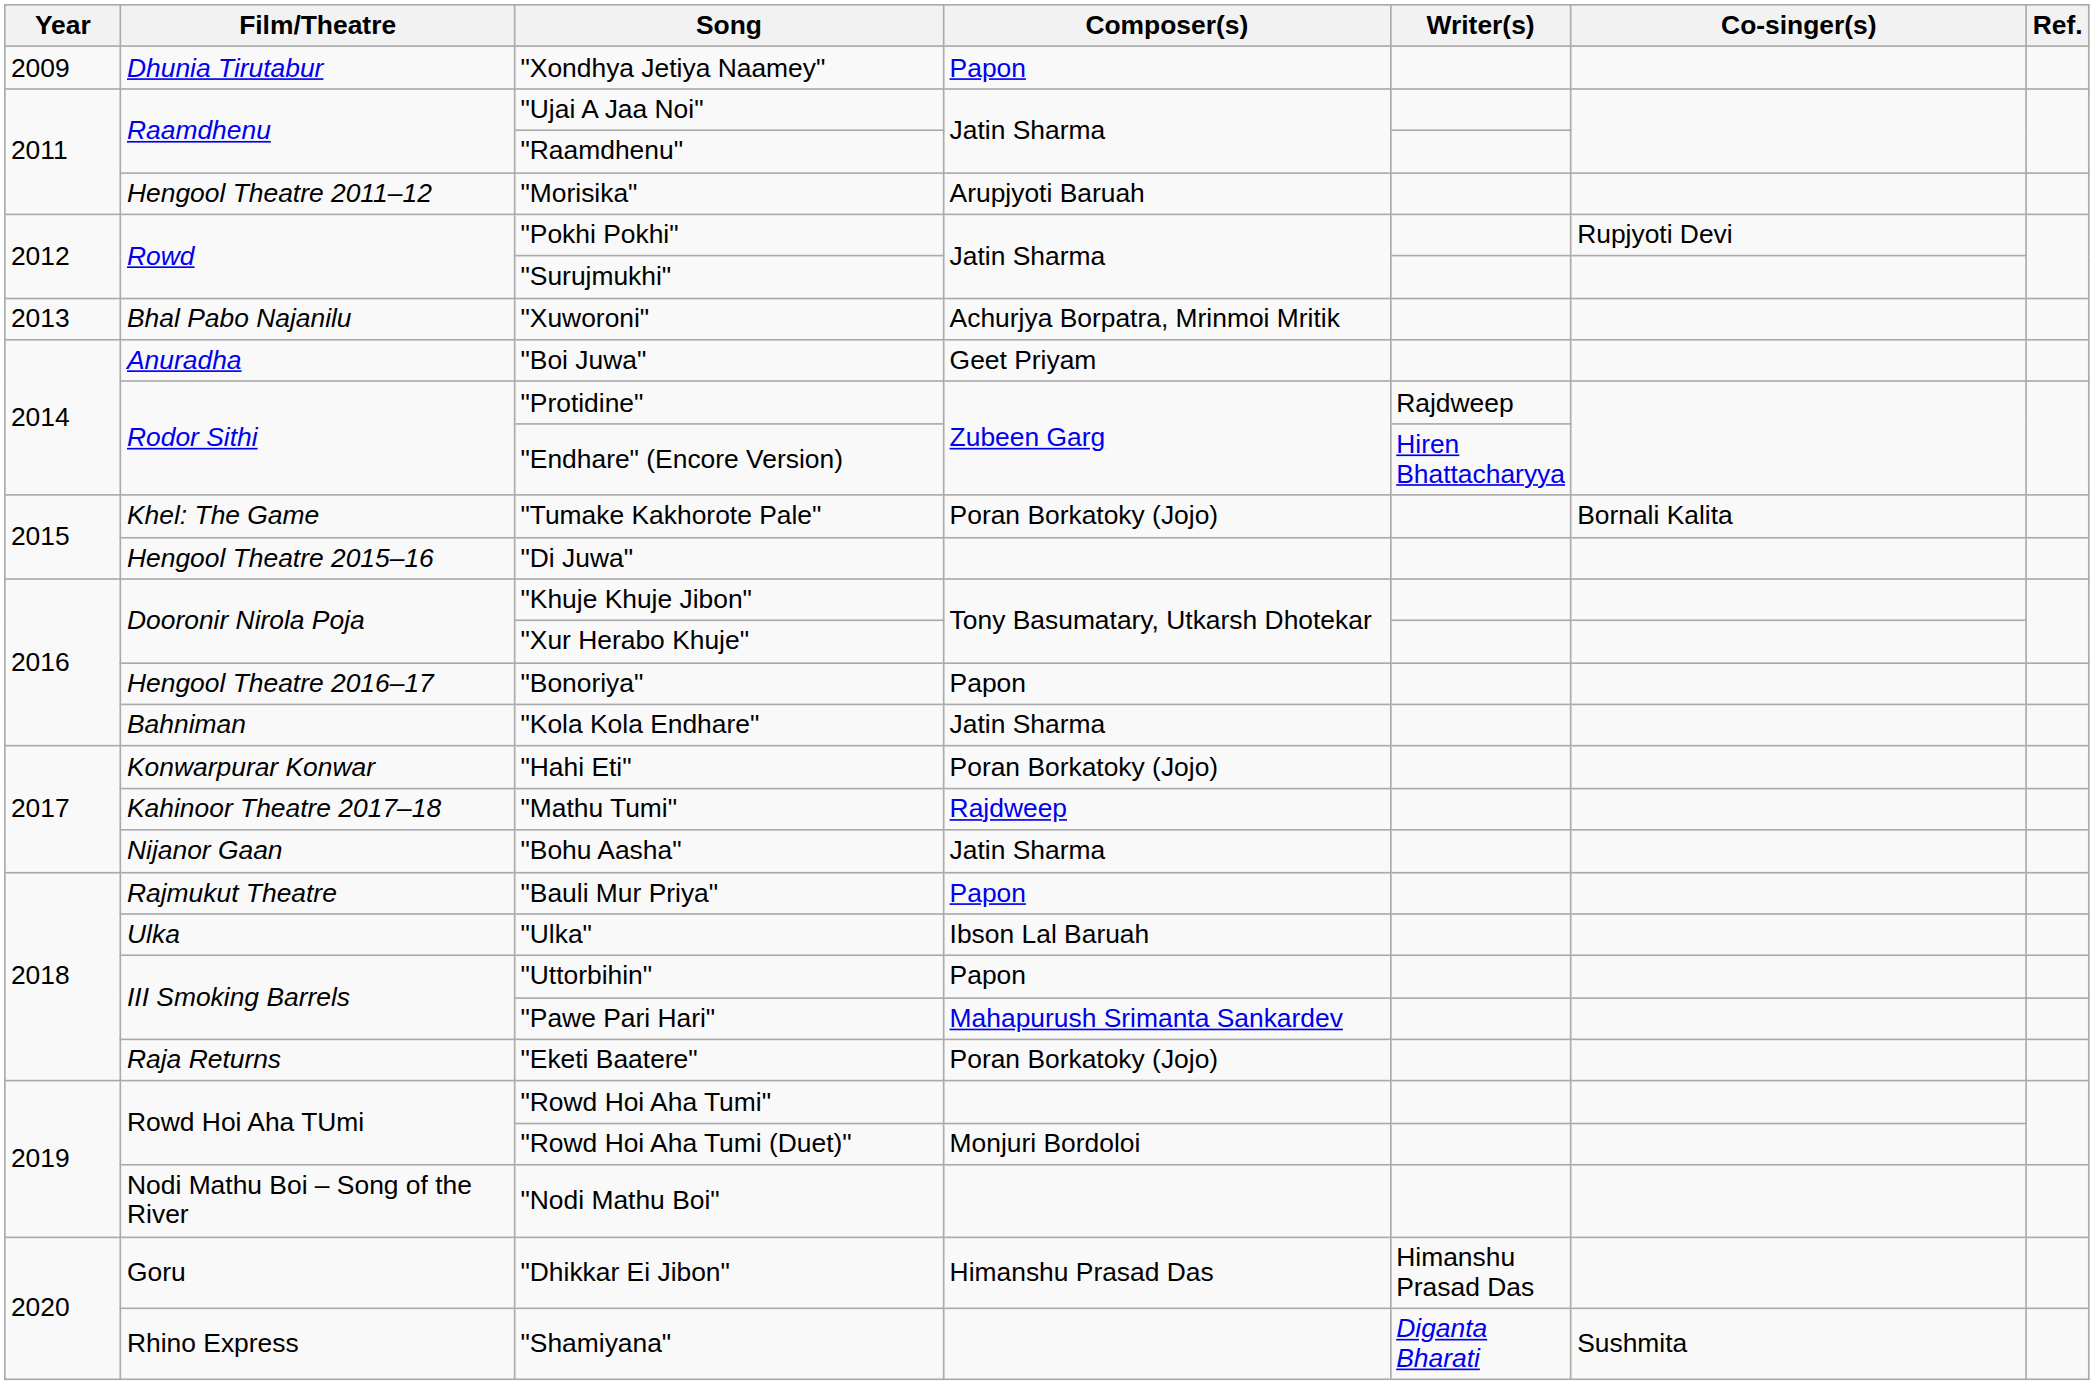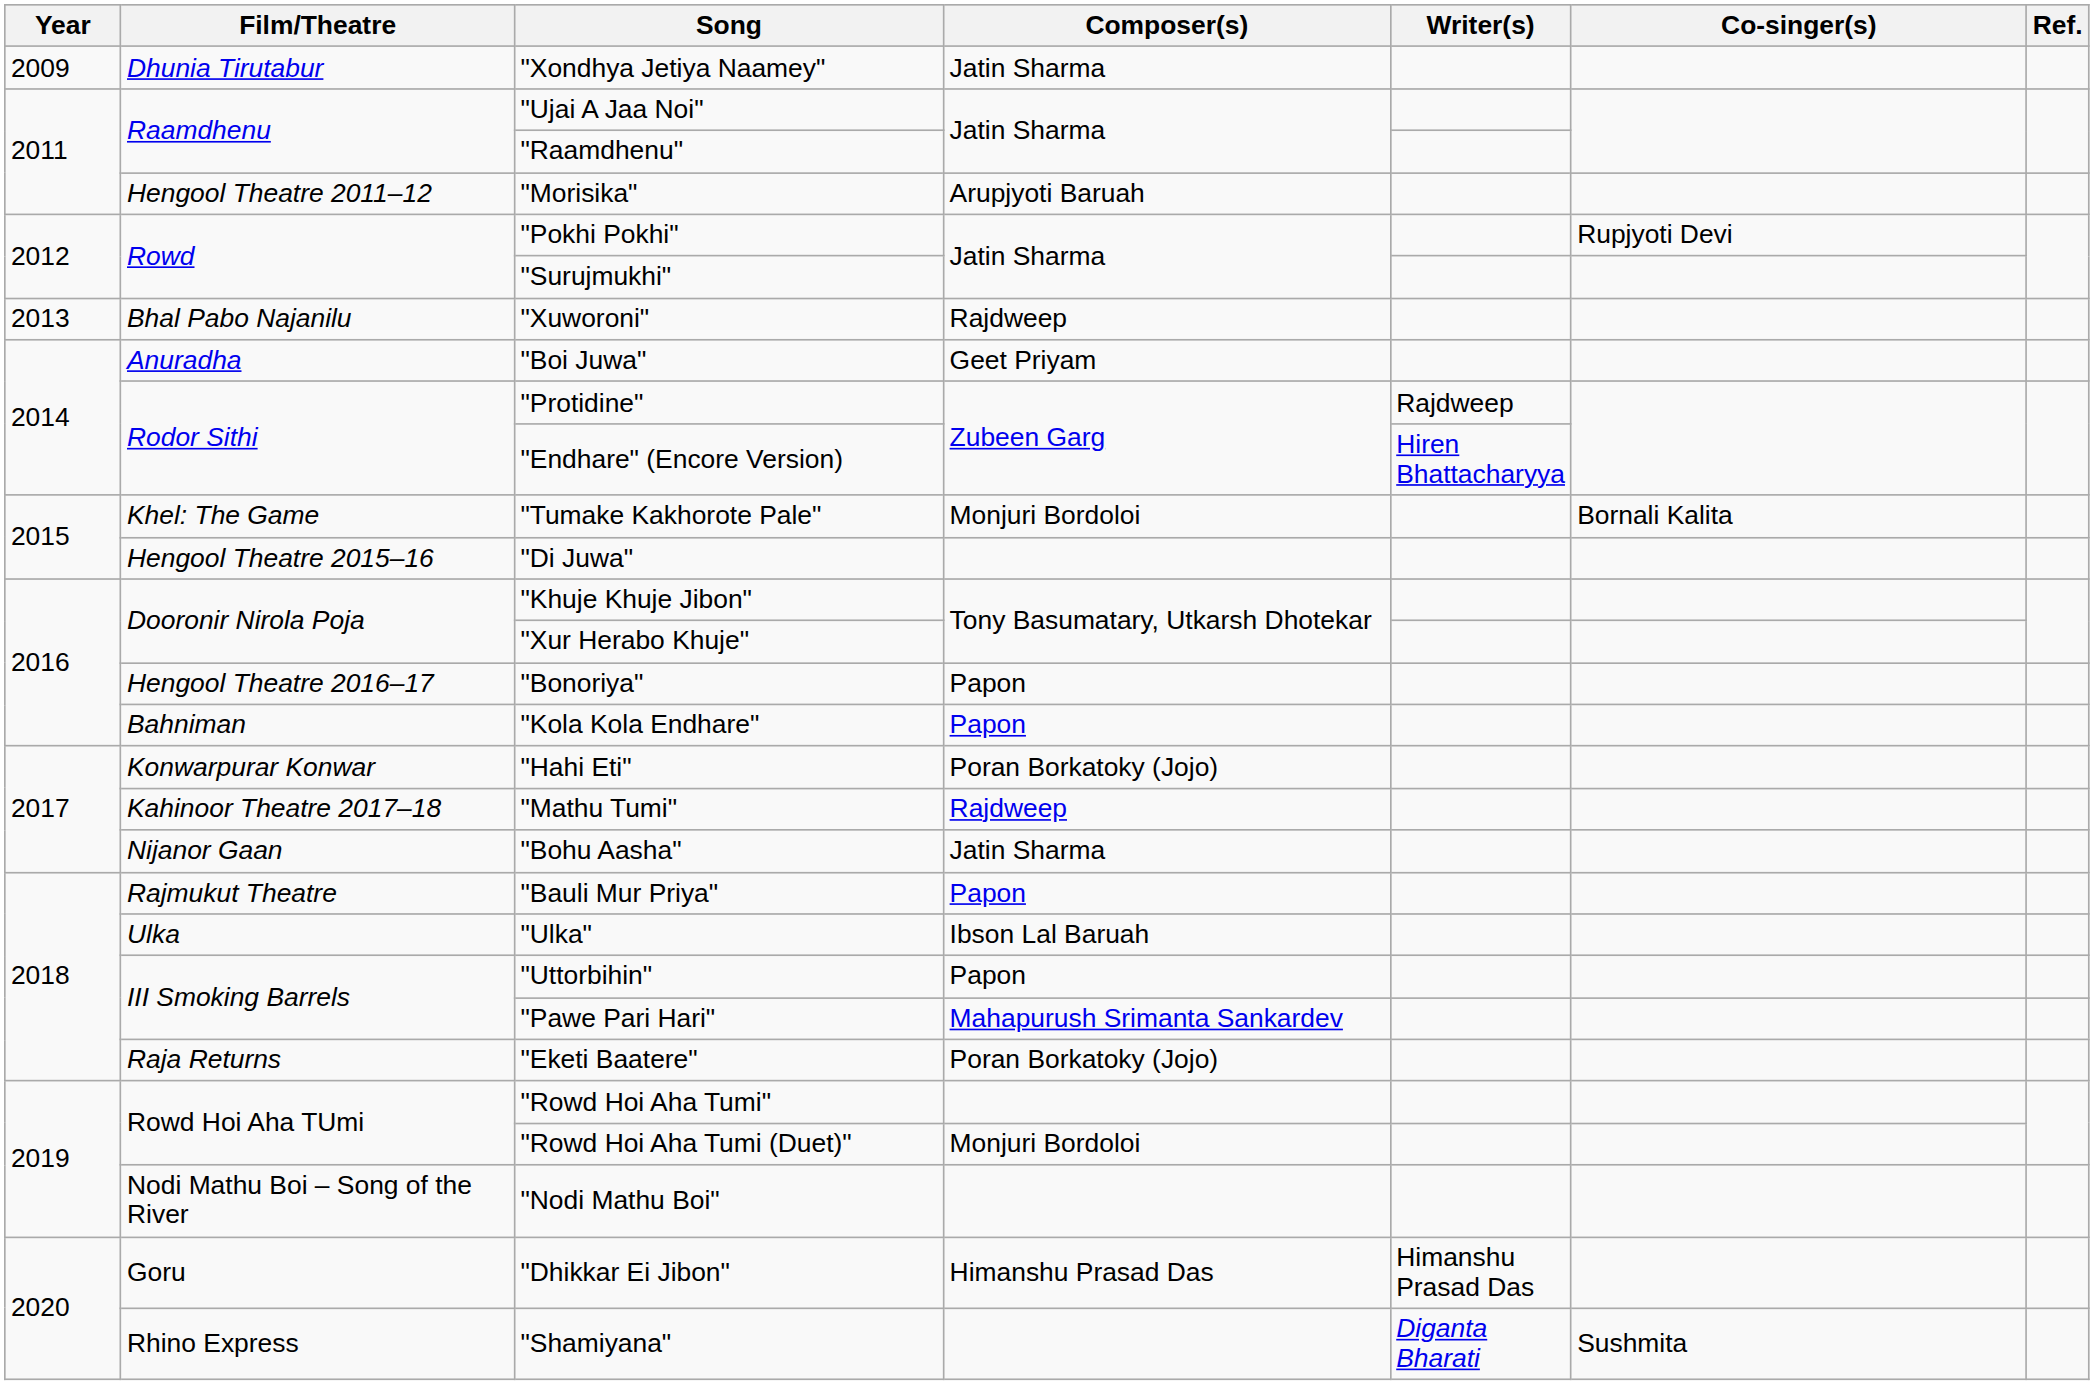(988, 67) Papon -> (1027, 67) Jatin Sharma
(1145, 318) Achurjya Borpatra, Mrinmoi Mritik -> (1008, 318) Rajdweep
(1084, 515) Poran Borkatoky (Jojo) -> (1045, 515) Monjuri Bordoloi
(1027, 725) Jatin Sharma -> (988, 725) Papon
